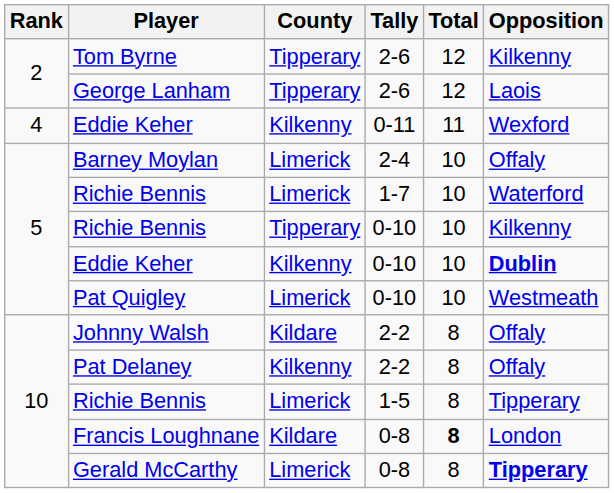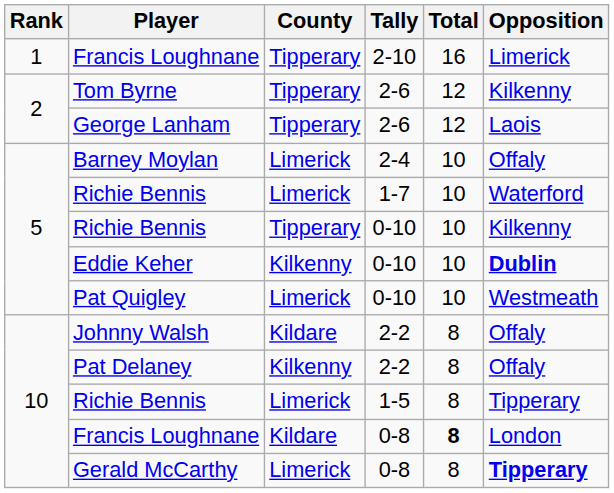+ row: (166, 56)
- row: (133, 125)
